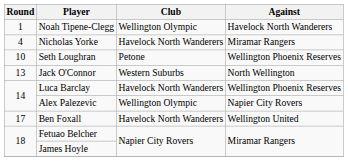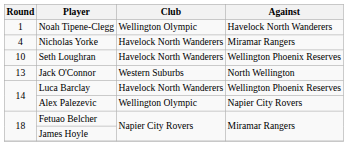(132, 57) Petone -> (171, 57) Havelock North Wanderers
- row: (60, 118)
